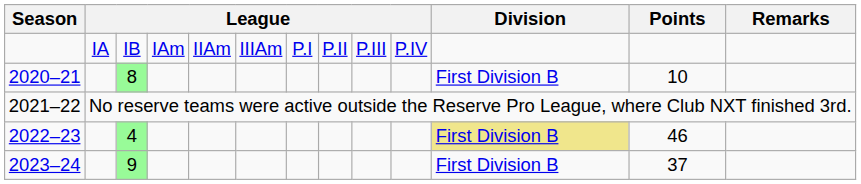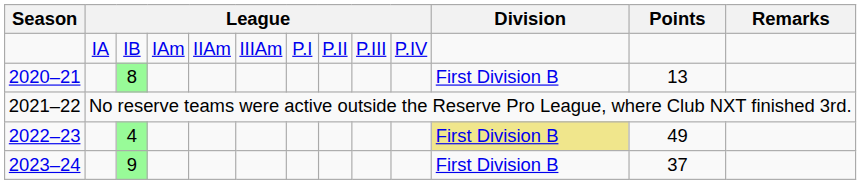(677, 77) 10 -> (677, 77) 13
(677, 135) 46 -> (677, 135) 49
